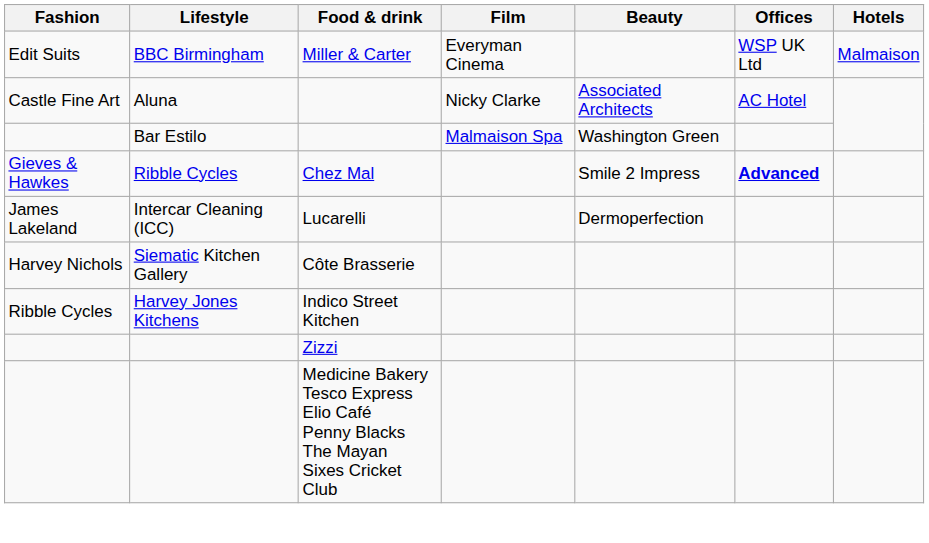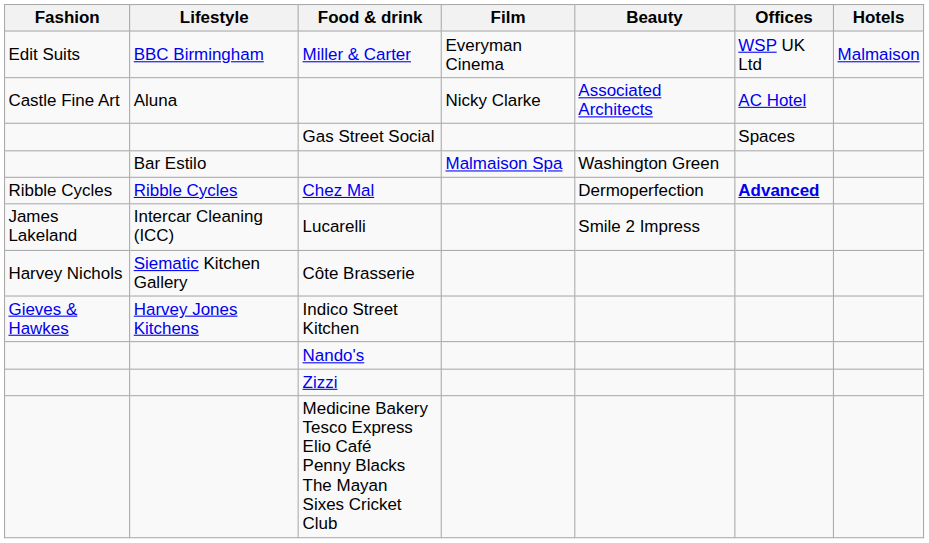+ row: (214, 137)
(43, 173) Gieves & Hawkes -> (60, 190) Ribble Cycles
(639, 173) Smile 2 Impress -> (641, 190) Dermoperfection
(641, 219) Dermoperfection -> (639, 227) Smile 2 Impress
(60, 311) Ribble Cycles -> (43, 318) Gieves & Hawkes
+ row: (214, 355)
